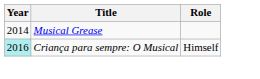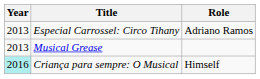+ row: (107, 30)
(18, 30) 2014 -> (18, 47) 2013
